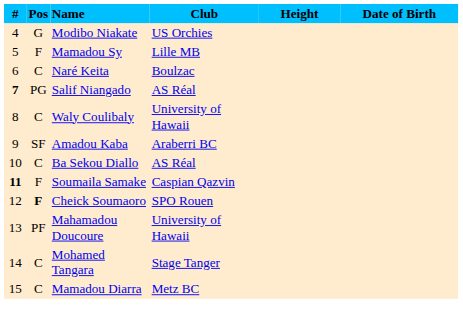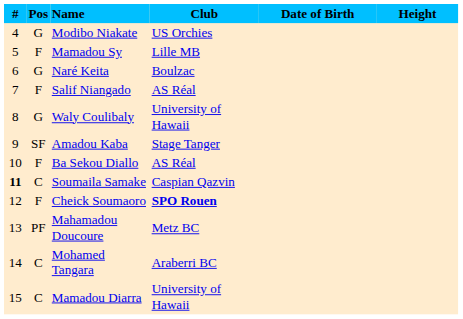columns swapped: (399, 13) <-> (300, 13)
(38, 70) C -> (38, 70) G
(15, 90) bold -> (15, 90) normal
(38, 90) PG -> (38, 90) F
(38, 116) C -> (38, 116) G
(184, 143) Araberri BC -> (186, 143) Stage Tanger
(38, 162) C -> (38, 162) F
(38, 181) F -> (38, 181) C
(38, 201) bold -> (38, 201) normal
(182, 201) normal -> (184, 201) bold
(186, 227) University of Hawaii -> (175, 227) Metz BC
(186, 262) Stage Tanger -> (184, 262) Araberri BC
(175, 289) Metz BC -> (186, 297) University of Hawaii
